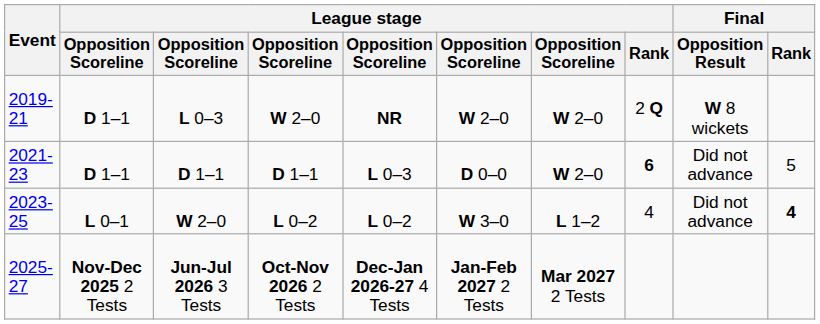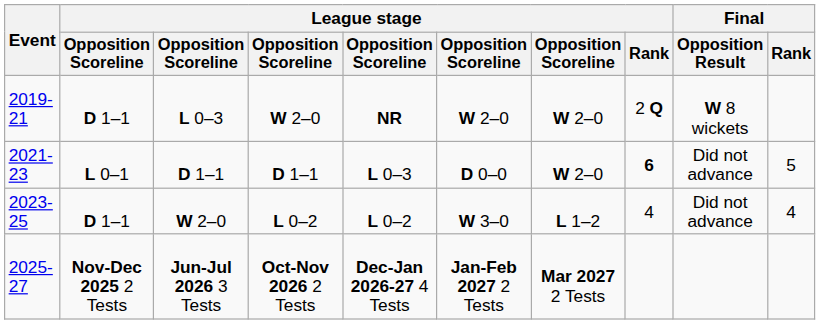(107, 175) D 1–1 -> (107, 175) L 0–1
(107, 221) L 0–1 -> (107, 221) D 1–1
(791, 212) bold -> (791, 212) normal
